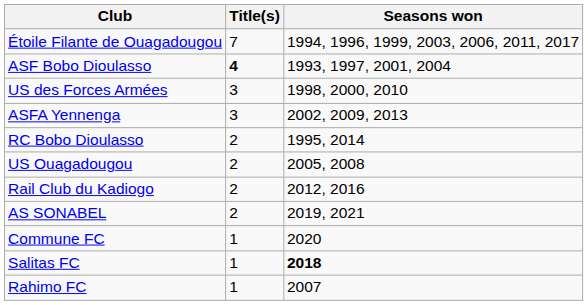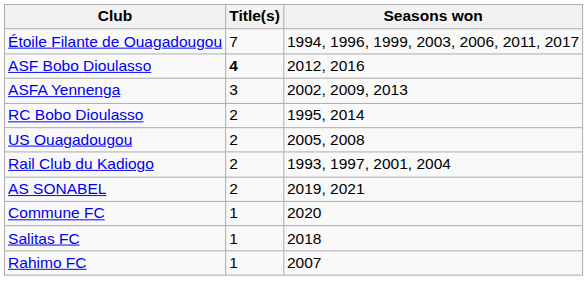(369, 66) 1993, 1997, 2001, 2004 -> (326, 66) 2012, 2016
- row: (88, 90)
(326, 189) 2012, 2016 -> (369, 164) 1993, 1997, 2001, 2004
(304, 262) bold -> (304, 238) normal
